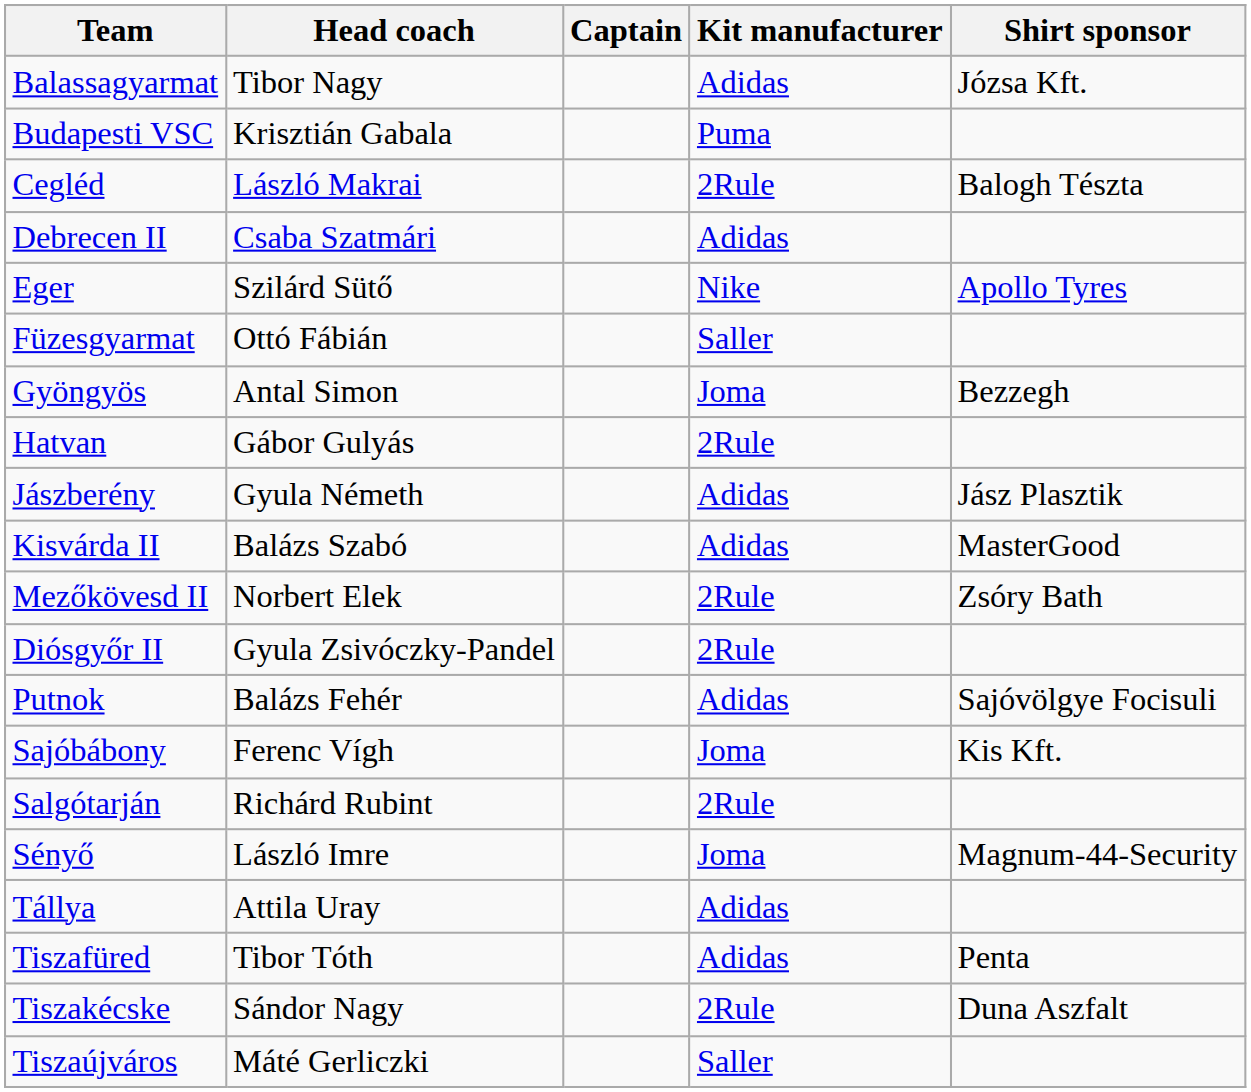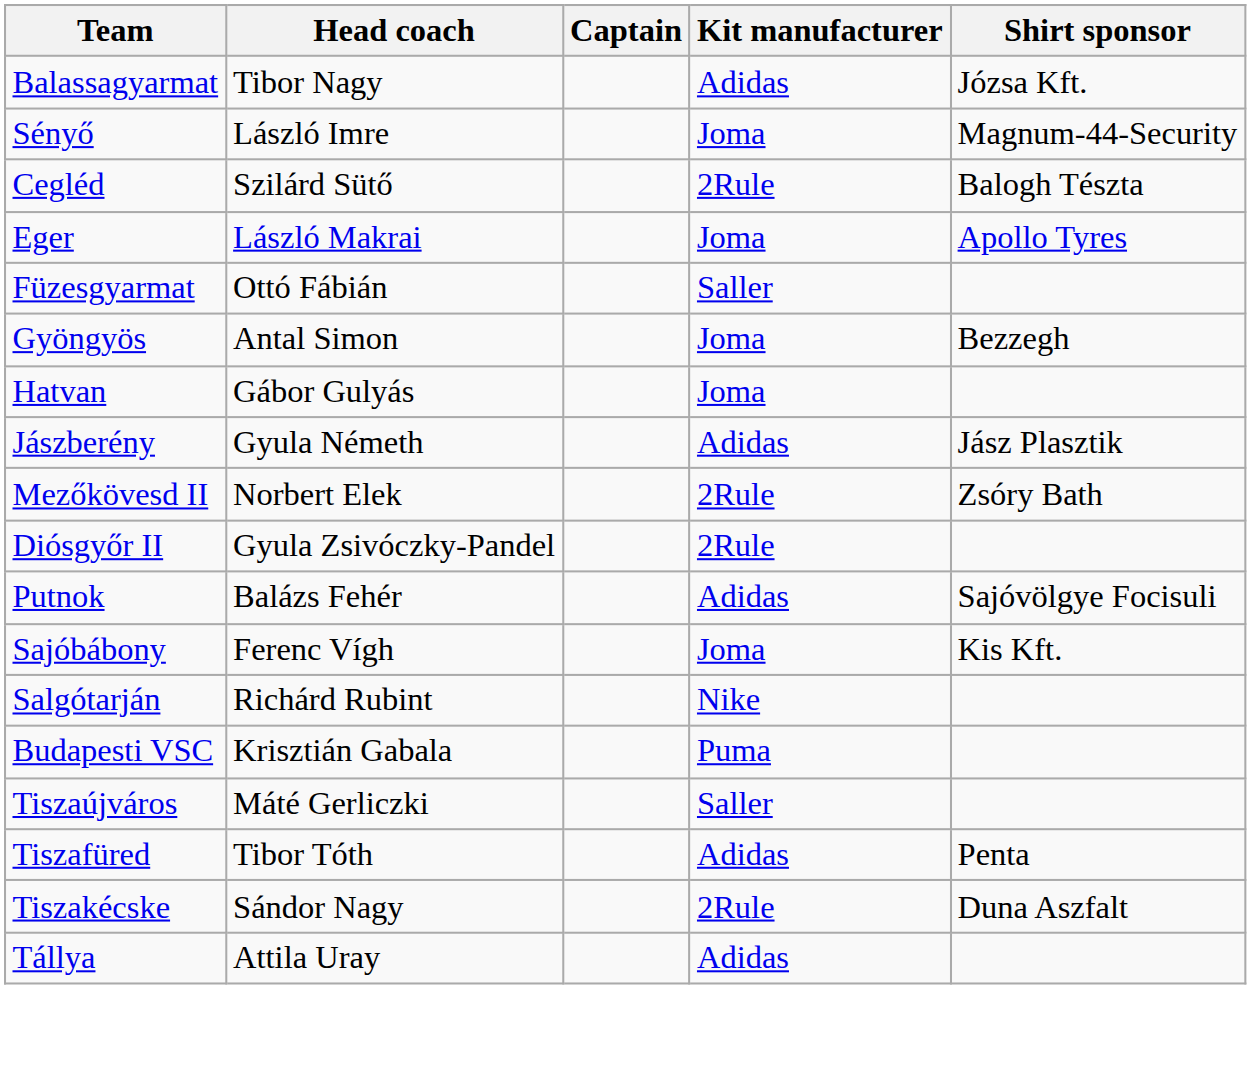rows swapped: (113, 133) <-> (53, 854)
(327, 184) László Makrai -> (313, 184) Szilárd Sütő
- row: (90, 236)
(313, 287) Szilárd Sütő -> (327, 236) László Makrai
(729, 287) Nike -> (731, 236) Joma
(736, 442) 2Rule -> (731, 390) Joma
- row: (86, 545)
(736, 802) 2Rule -> (729, 699) Nike
rows swapped: (54, 905) <-> (95, 1060)
